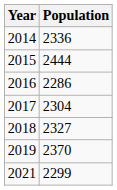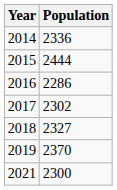(57, 106) 2304 -> (57, 106) 2302
(57, 173) 2299 -> (57, 173) 2300
